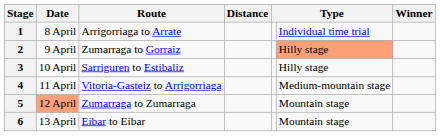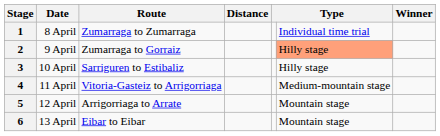(131, 31) Arrigorriaga to Arrate -> (139, 31) Zumarraga to Zumarraga
(57, 103) lightsalmon background -> (57, 103) no background
(139, 103) Zumarraga to Zumarraga -> (131, 103) Arrigorriaga to Arrate
